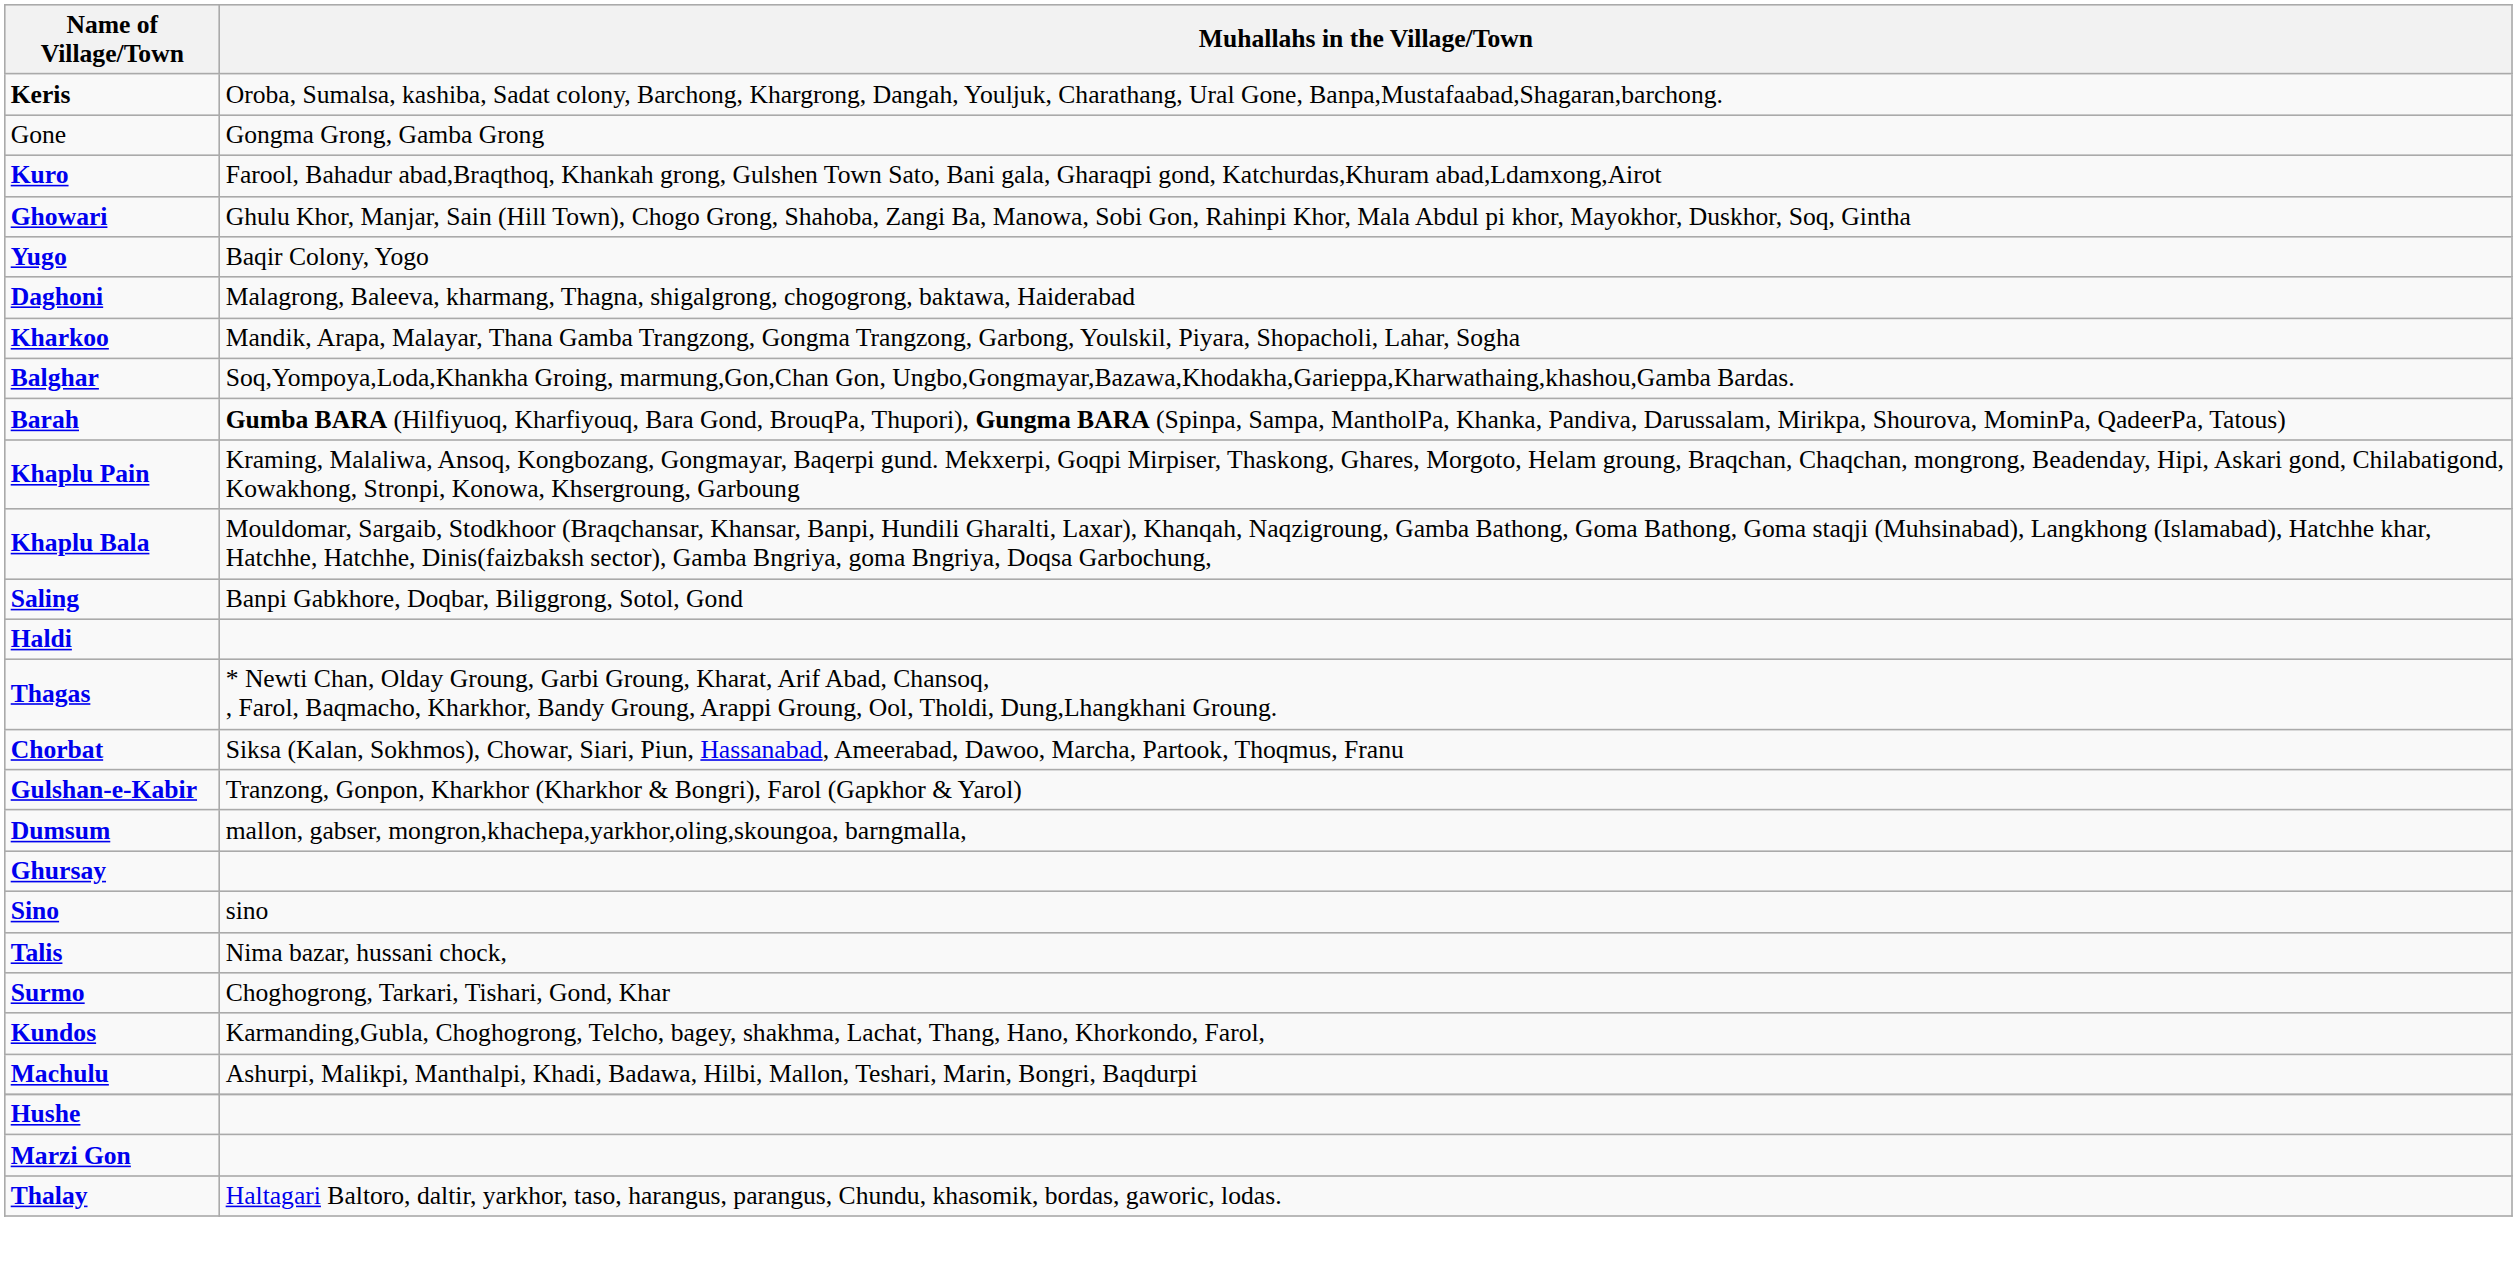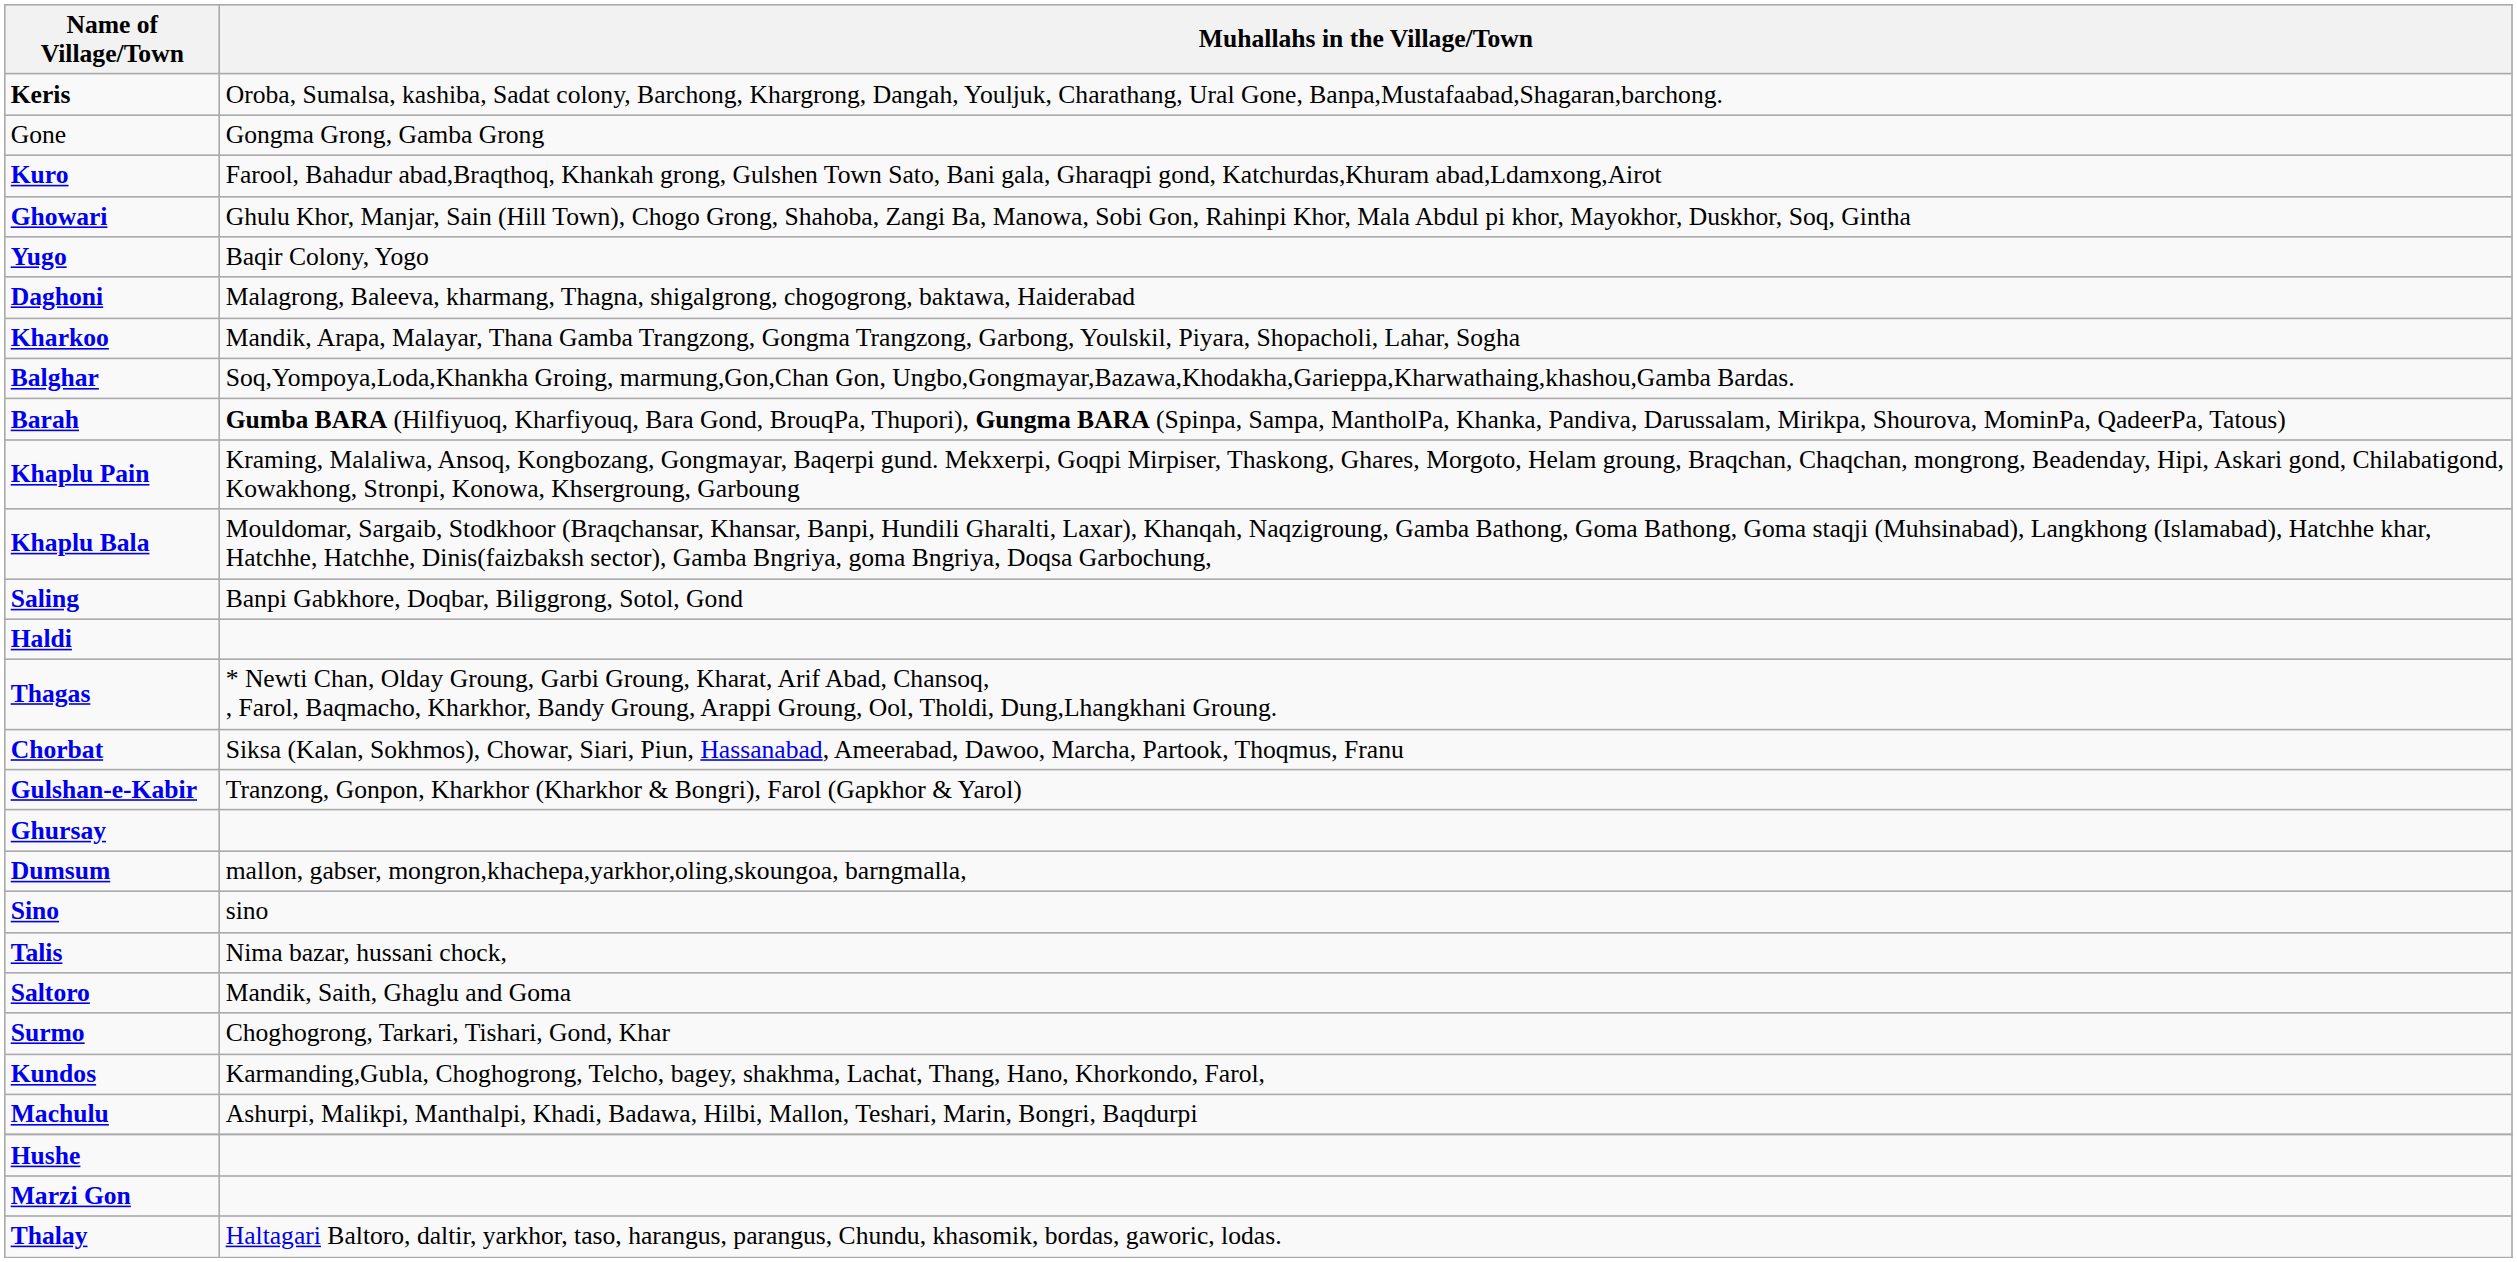rows swapped: (60, 830) <-> (58, 870)
+ row: (50, 992)
